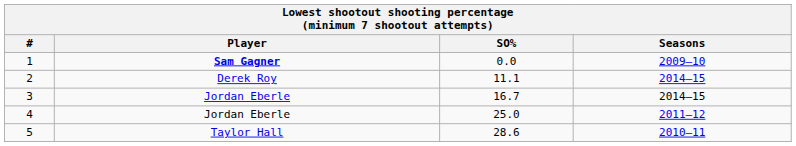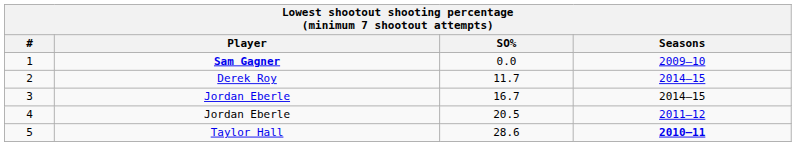(506, 79) 11.1 -> (506, 79) 11.7
(506, 115) 25.0 -> (506, 115) 20.5
(682, 133) normal -> (682, 133) bold
